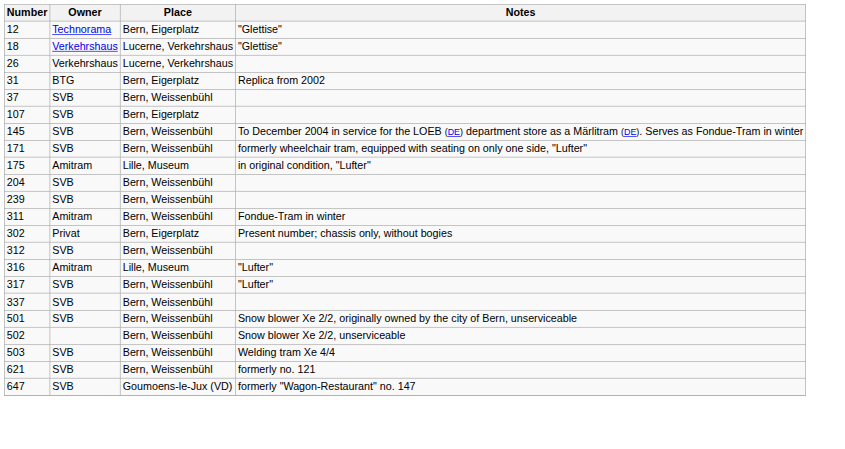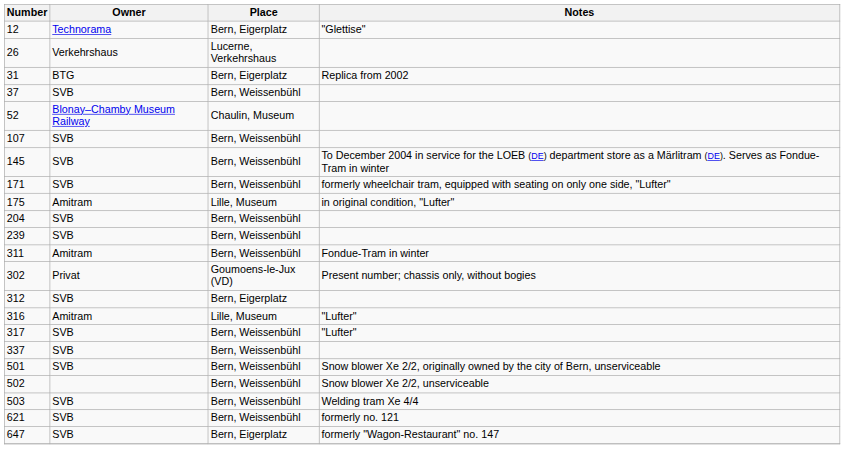- row: (13, 47)
+ row: (13, 116)
(161, 115) Bern, Eigerplatz -> (256, 139) Bern, Weissenbühl
(161, 234) Bern, Eigerplatz -> (253, 276) Goumoens-le-Jux (VD)
(168, 251) Bern, Weissenbühl -> (249, 299) Bern, Eigerplatz
(178, 387) Goumoens-le-Jux (VD) -> (249, 435) Bern, Eigerplatz
